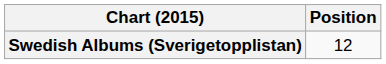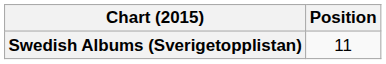(343, 44) 12 -> (343, 44) 11
